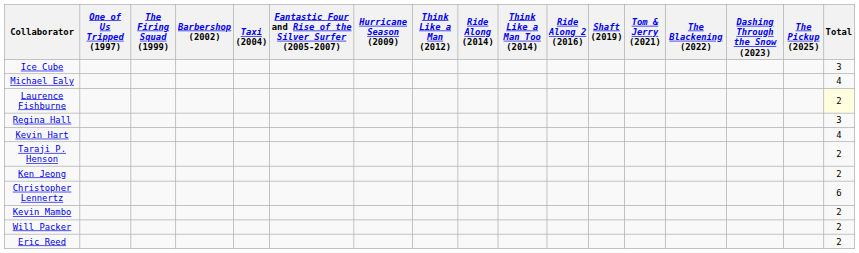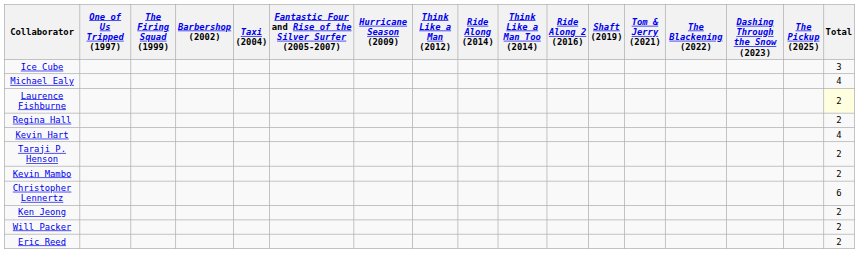(839, 120) 3 -> (839, 120) 2
rows swapped: (42, 174) <-> (42, 213)
